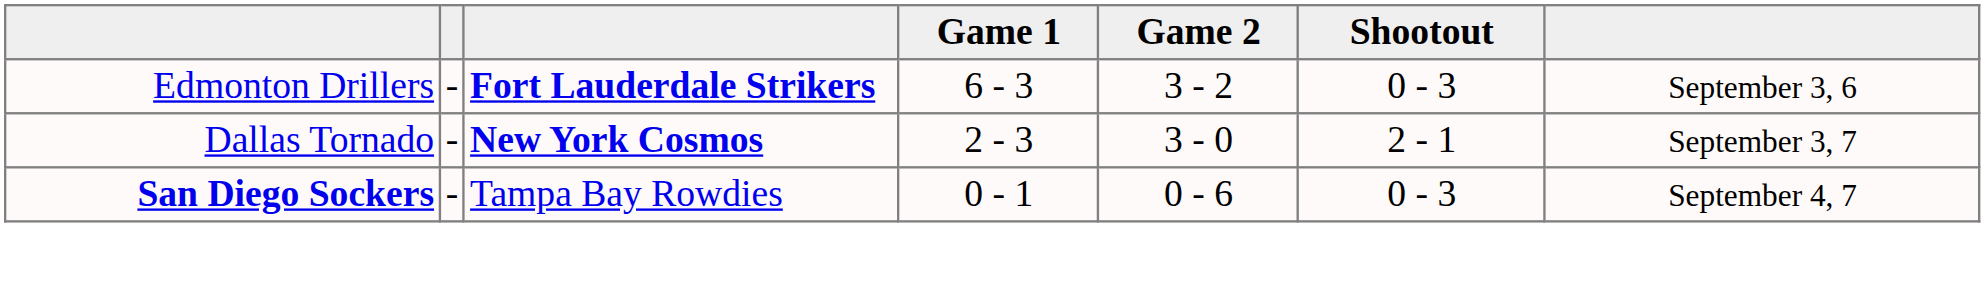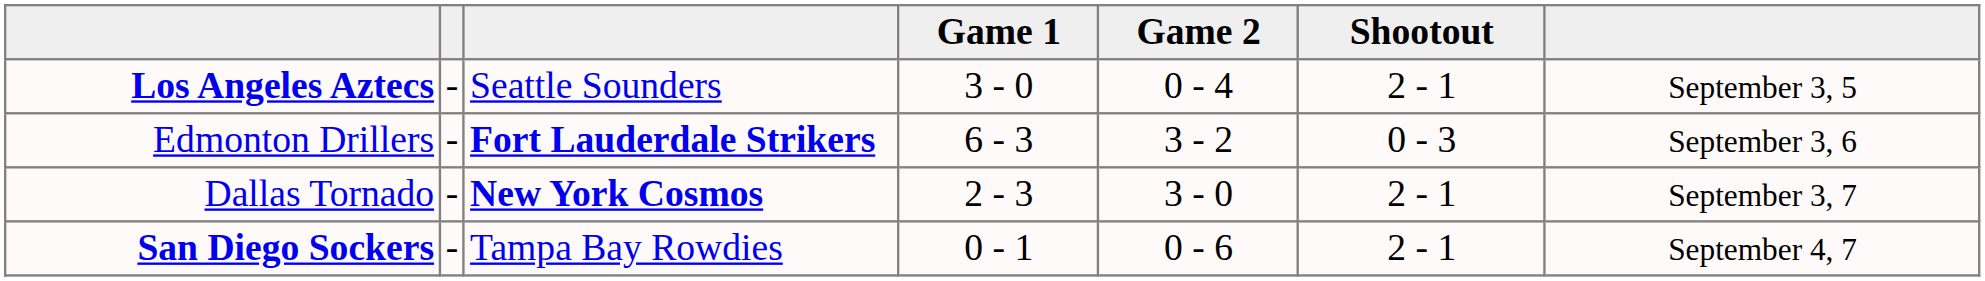+ row: (283, 85)
(1422, 193) 0 - 3 -> (1422, 247) 2 - 1
